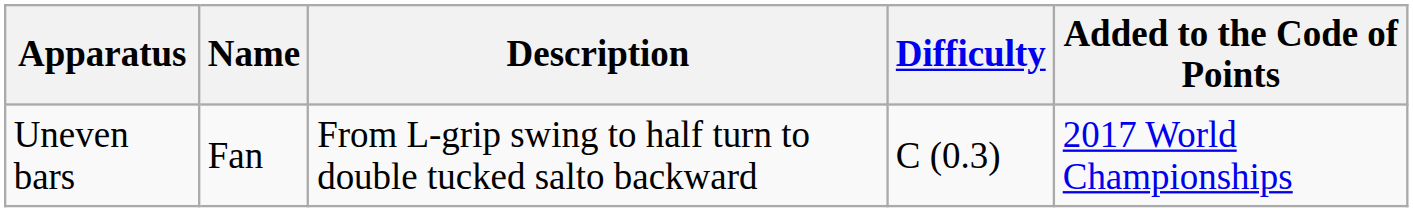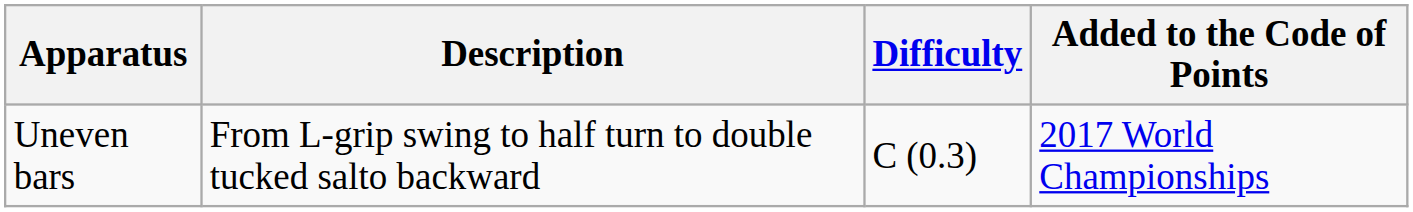- column: (254, 54)
